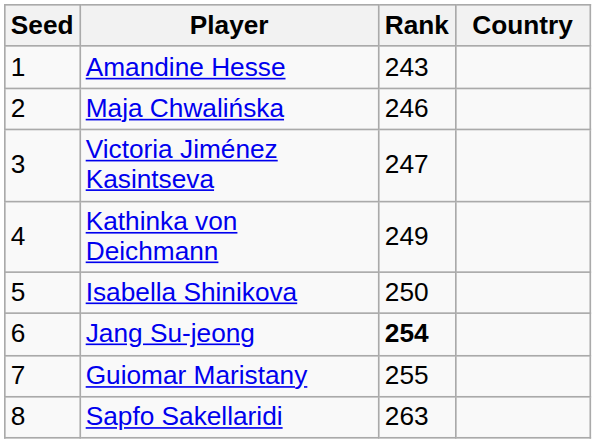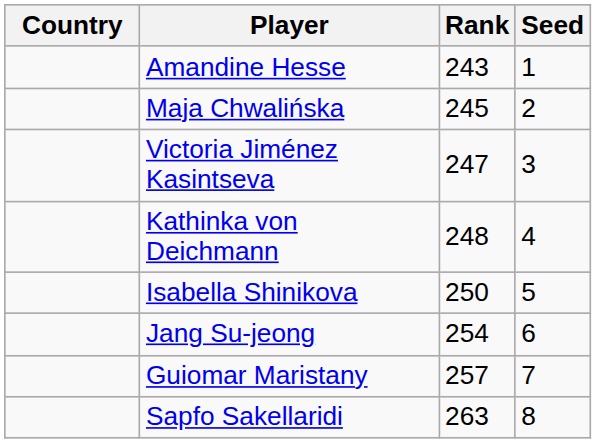columns swapped: (523, 25) <-> (42, 25)
(407, 108) 246 -> (467, 108) 245
(407, 236) 249 -> (467, 236) 248
(407, 334) bold -> (467, 334) normal
(407, 375) 255 -> (467, 375) 257
